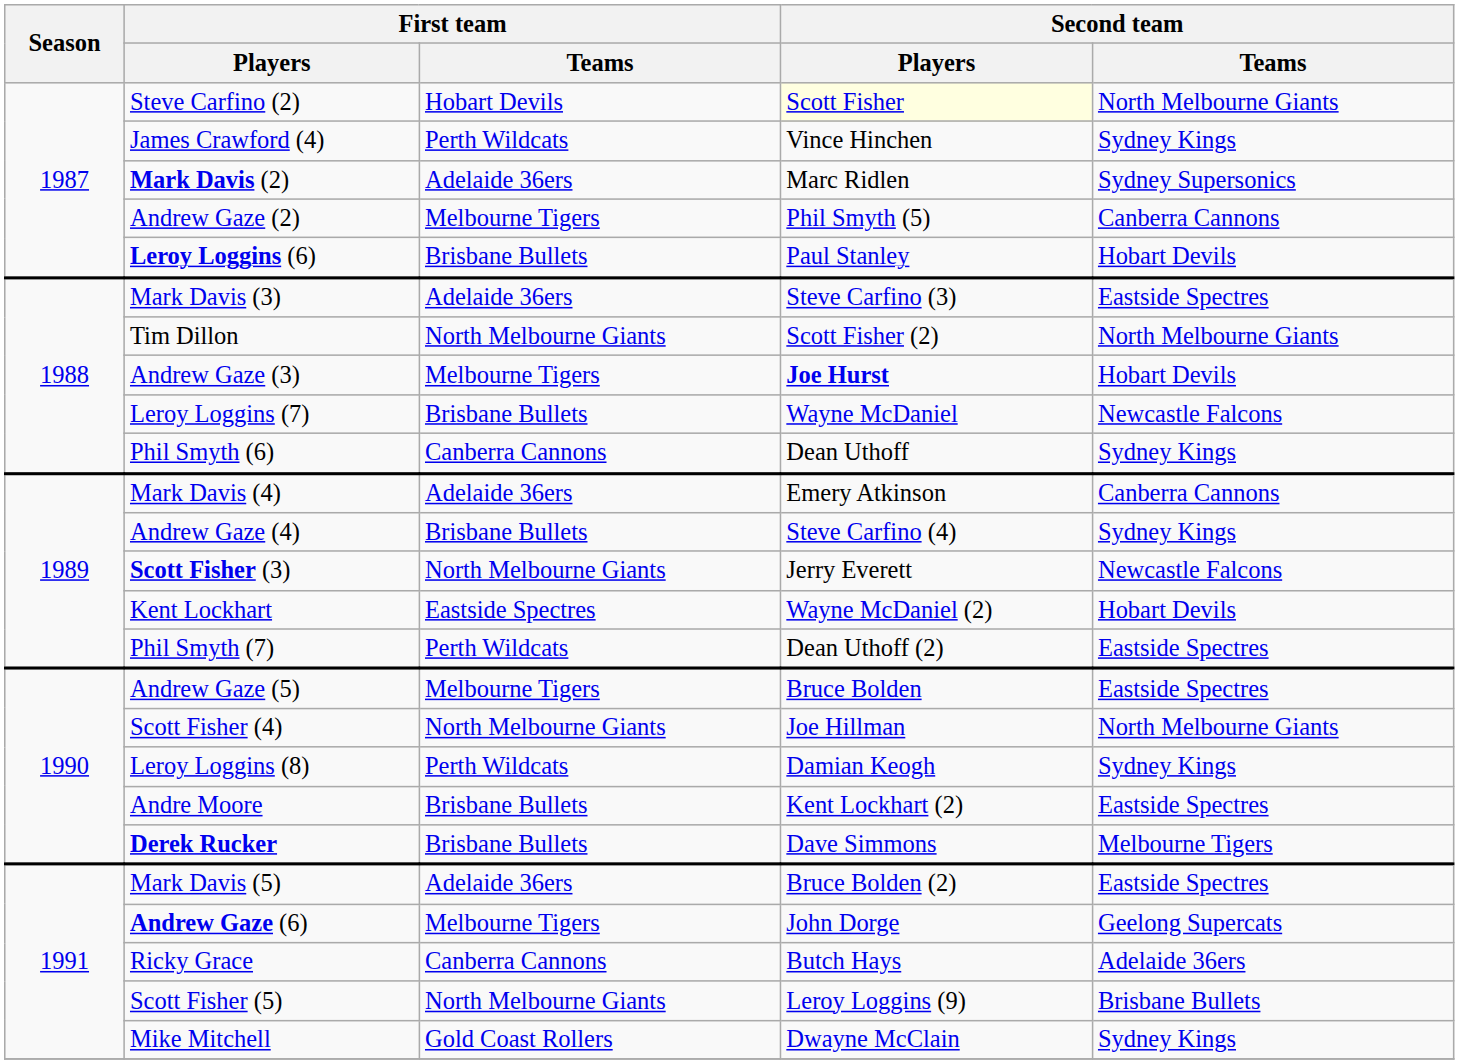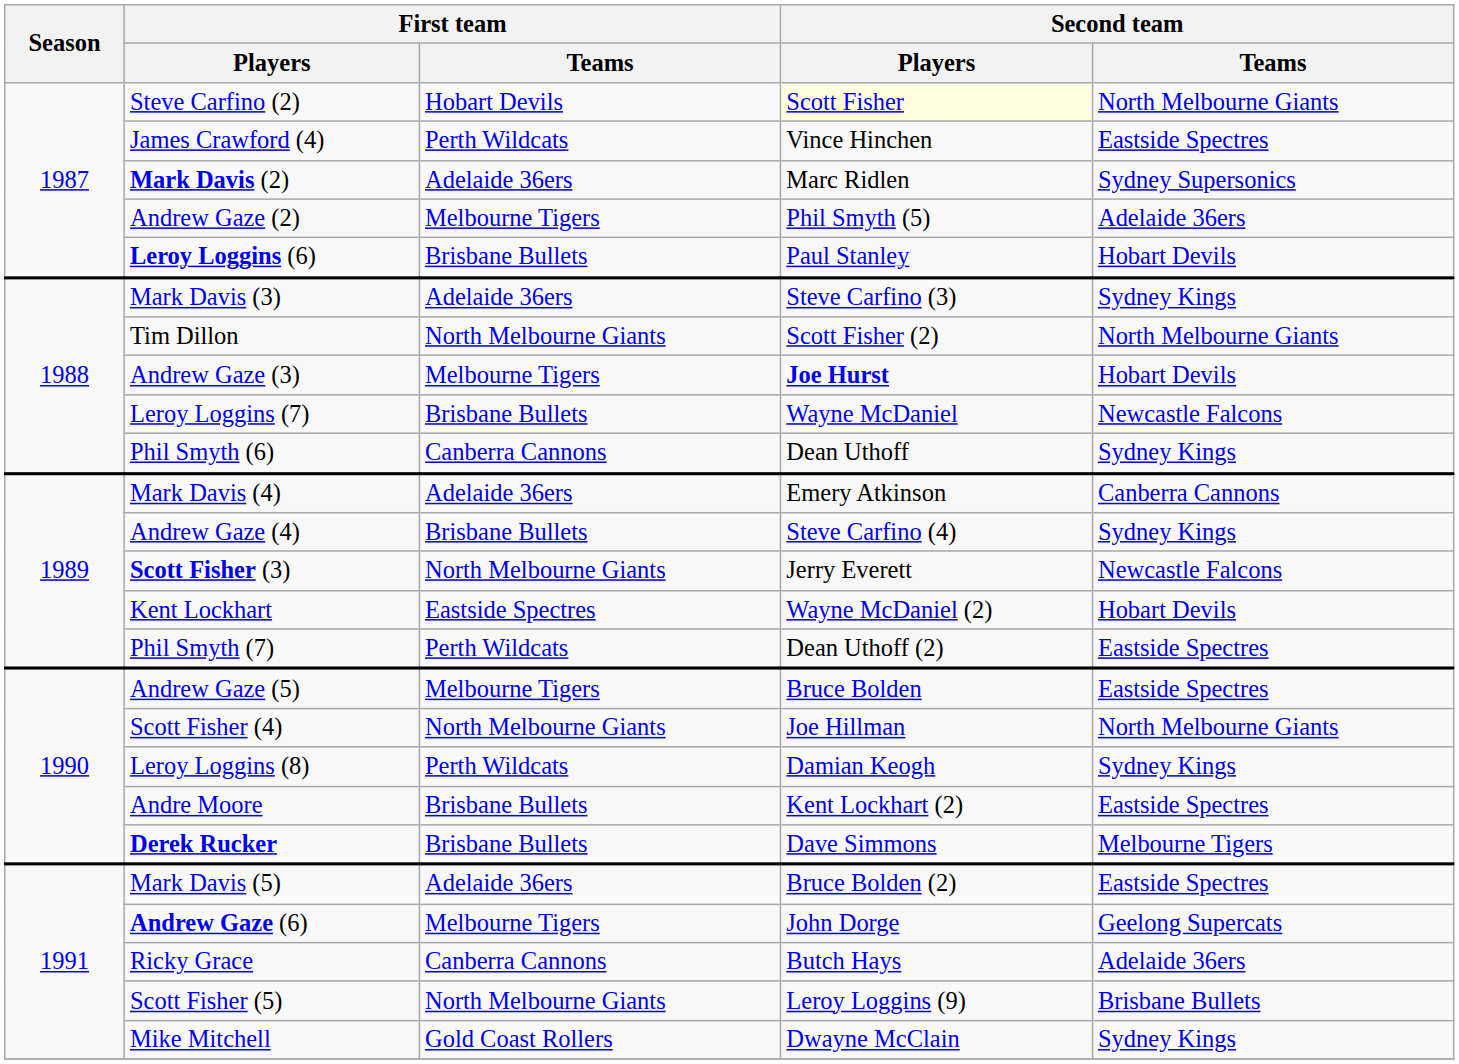(1167, 140) Sydney Kings -> (1183, 140) Eastside Spectres
(1189, 218) Canberra Cannons -> (1172, 218) Adelaide 36ers
(1183, 297) Eastside Spectres -> (1167, 297) Sydney Kings
